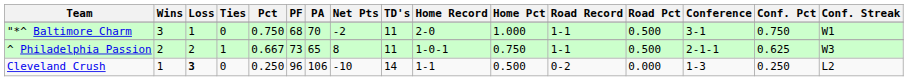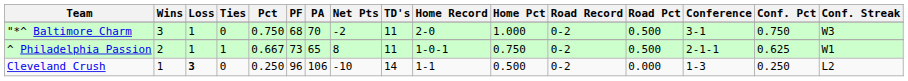(561, 31) 1-1 -> (561, 31) 0-2
(828, 31) W1 -> (828, 31) W3
(192, 49) 2 -> (192, 49) 1
(561, 49) 1-1 -> (561, 49) 0-2
(828, 49) W3 -> (828, 49) W1
